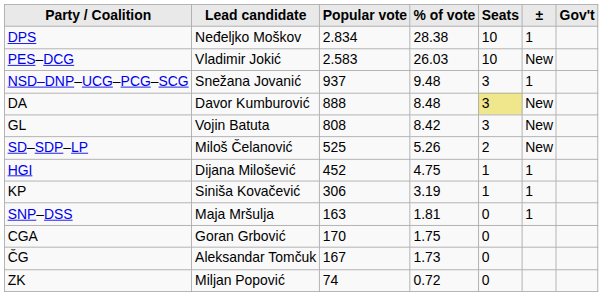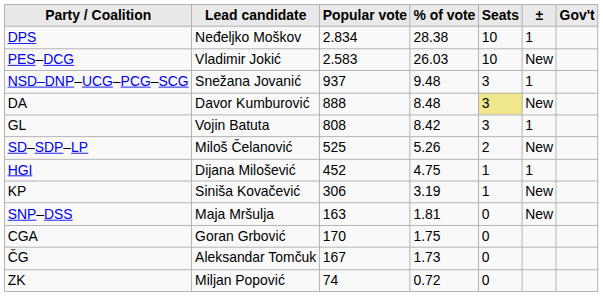(539, 125) New -> (529, 125) 1
(529, 192) 1 -> (539, 192) New
(529, 214) 1 -> (539, 214) New
